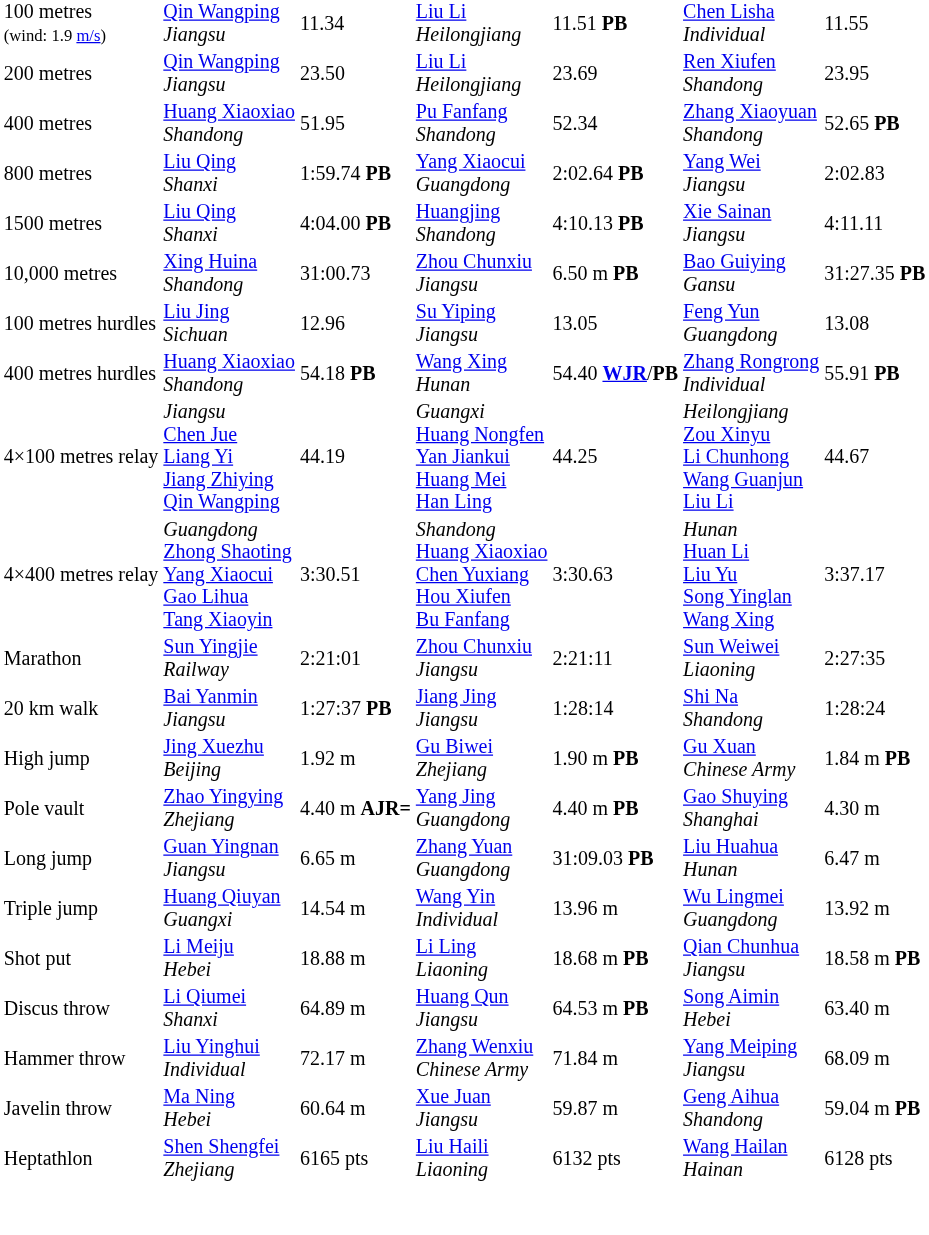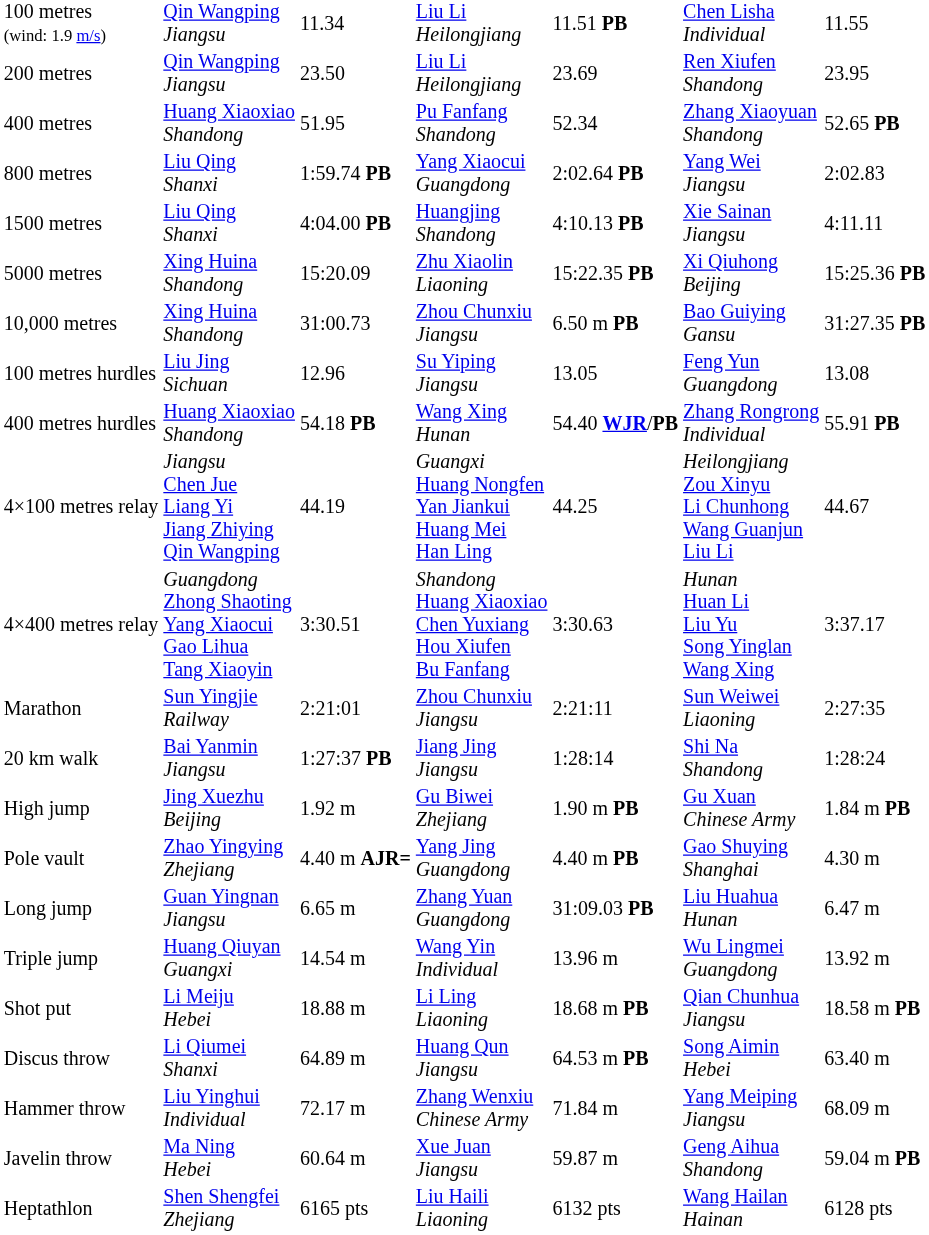+ row: (53, 273)
